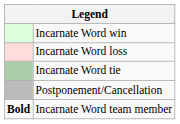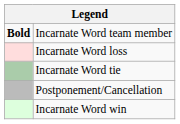rows swapped: (81, 33) <-> (104, 109)
